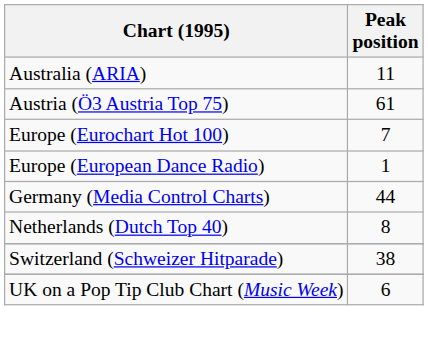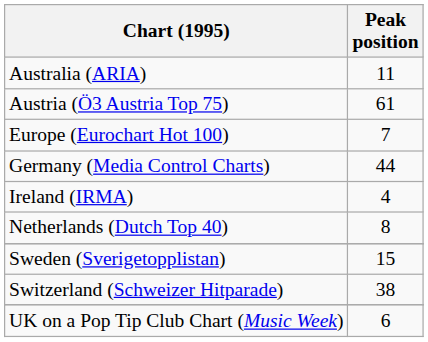- row: (137, 165)
+ row: (71, 196)
+ row: (117, 258)
